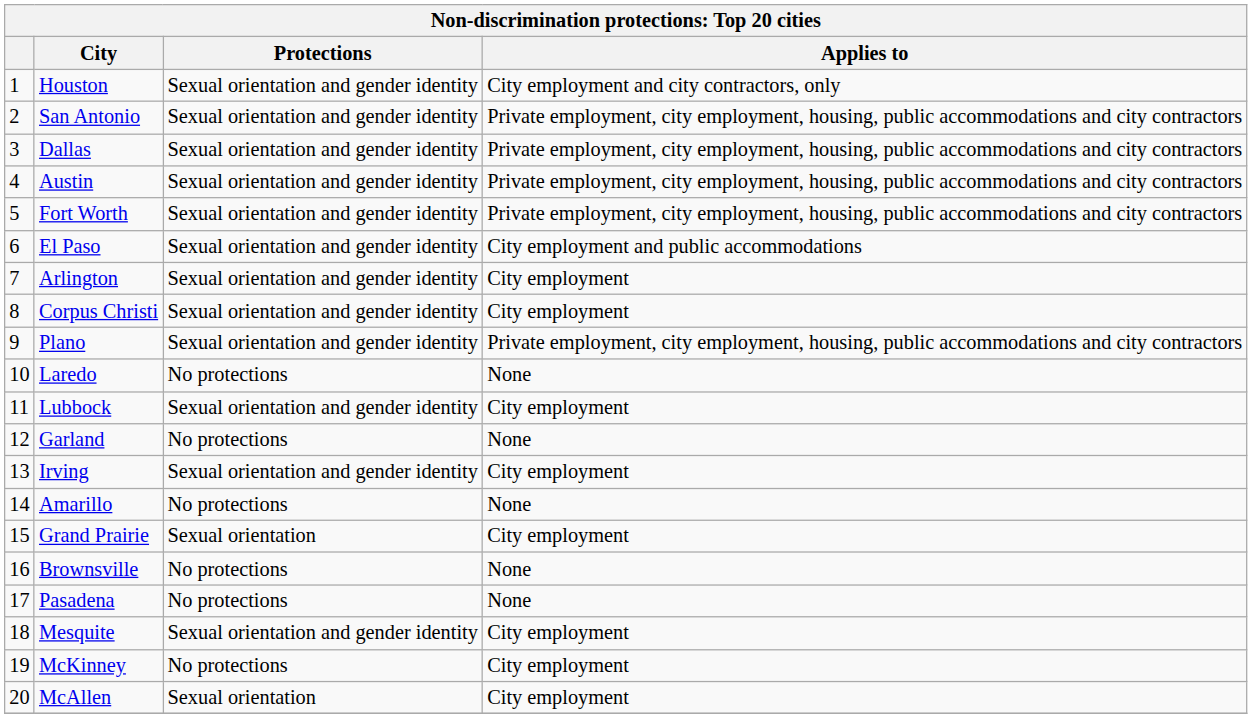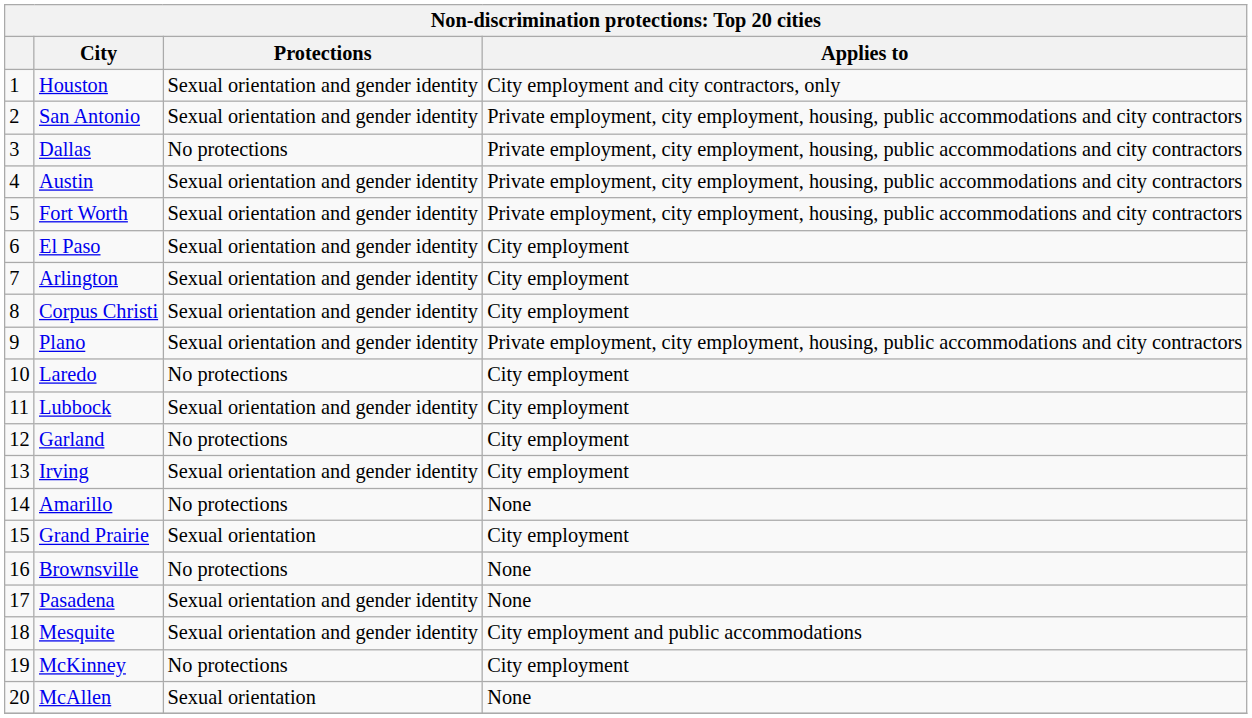(323, 149) Sexual orientation and gender identity -> (228, 149) No protections
(675, 246) City employment and public accommodations -> (558, 246) City employment
(509, 375) None -> (558, 375) City employment
(509, 439) None -> (558, 439) City employment
(228, 600) No protections -> (323, 600) Sexual orientation and gender identity
(558, 632) City employment -> (675, 632) City employment and public accommodations
(558, 697) City employment -> (509, 697) None
